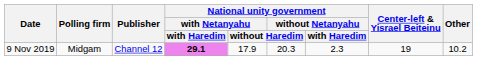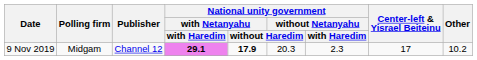(247, 49) normal -> (247, 49) bold
(406, 49) 19 -> (406, 49) 17
